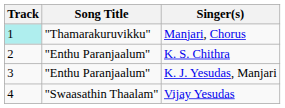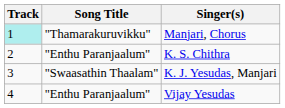(97, 73) "Enthu Paranjaalum" -> (101, 73) "Swaasathin Thaalam"
(101, 93) "Swaasathin Thaalam" -> (97, 93) "Enthu Paranjaalum"
